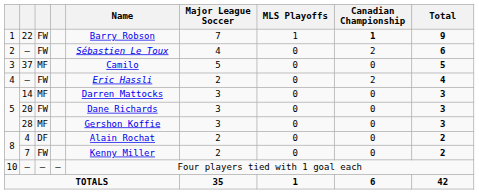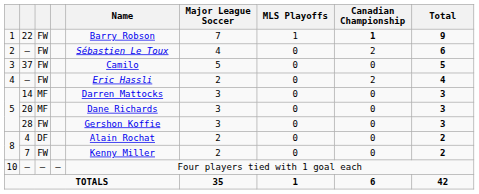(43, 66) MF -> (43, 66) FW
(43, 110) FW -> (43, 110) MF
(43, 124) MF -> (43, 124) FW
